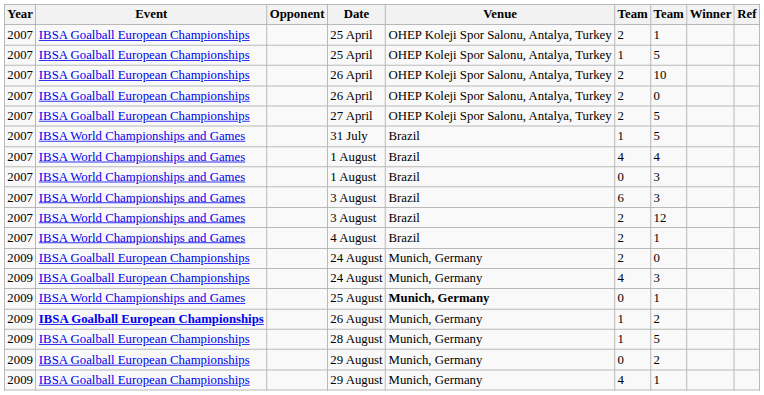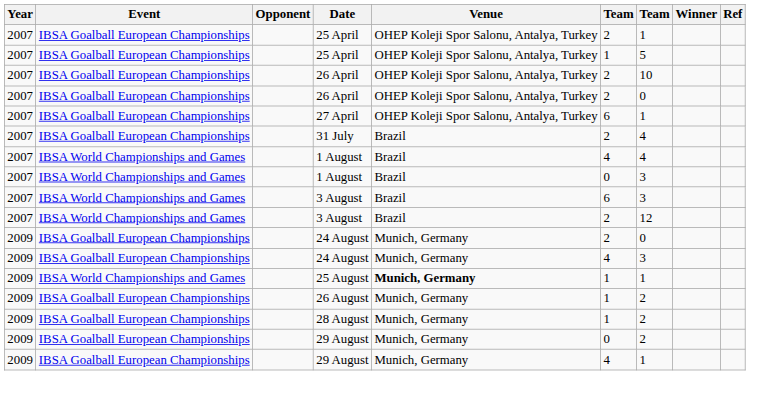(621, 116) 2 -> (607, 116) 6
(657, 116) 5 -> (643, 116) 1
(142, 136) IBSA World Championships and Games -> (144, 136) IBSA Goalball European Championships
(621, 136) 1 -> (607, 136) 2
(657, 136) 5 -> (643, 136) 4
- row: (20, 237)
(621, 298) 0 -> (607, 278) 1
(151, 319) bold -> (144, 298) normal
(657, 339) 5 -> (643, 319) 2
